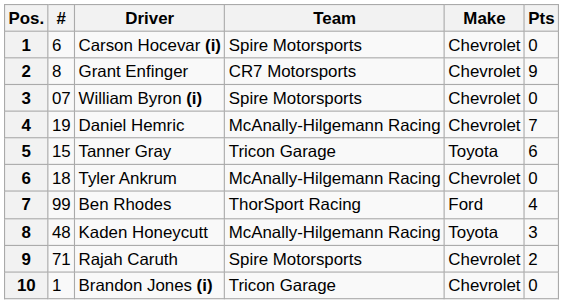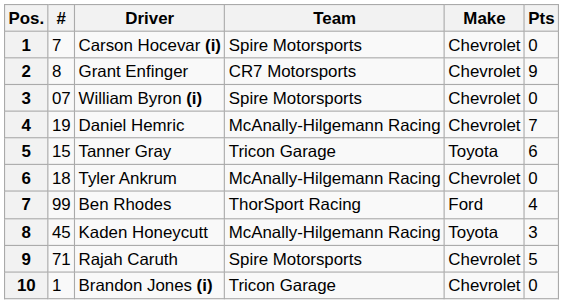(57, 45) 6 -> (57, 45) 7
(61, 232) 48 -> (61, 232) 45
(533, 258) 2 -> (533, 258) 5
